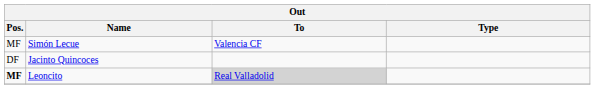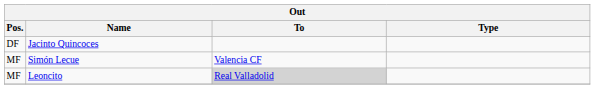rows swapped: (54, 44) <-> (63, 60)
(14, 76) bold -> (14, 76) normal
